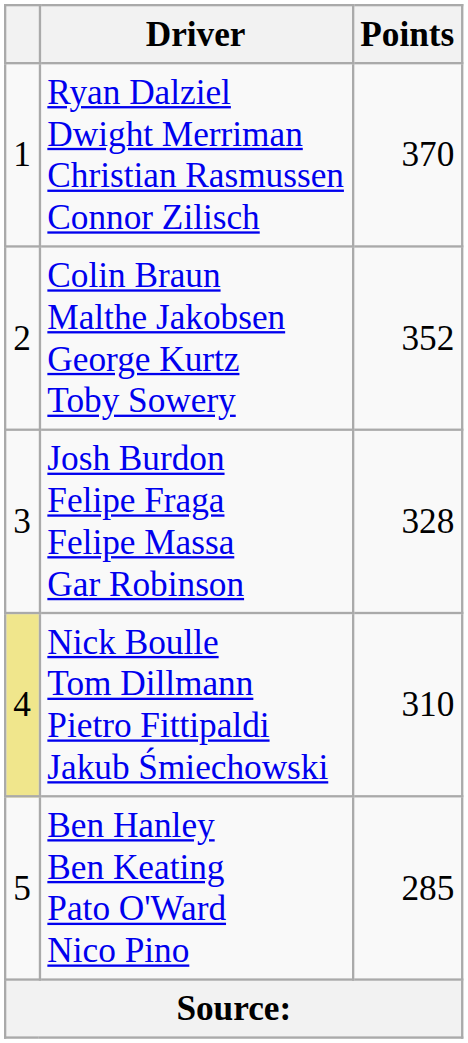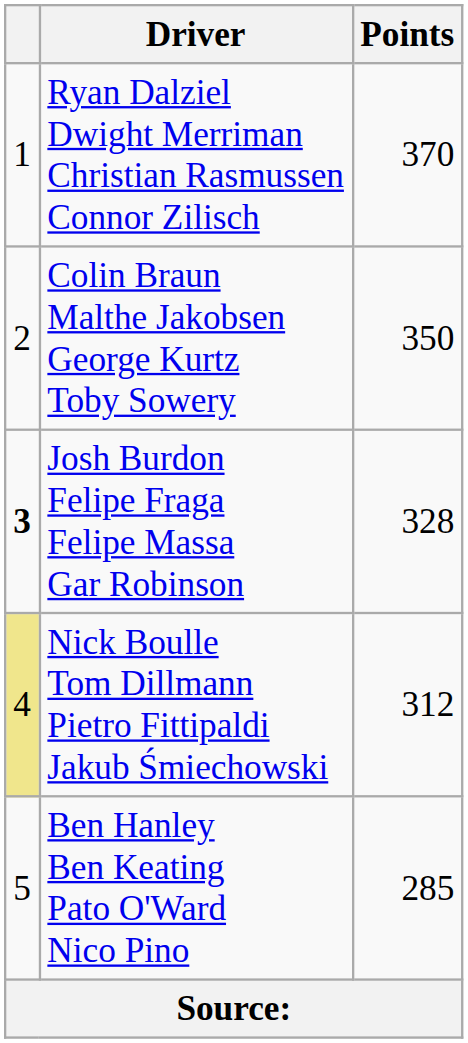(428, 337) 352 -> (428, 337) 350
(22, 521) normal -> (22, 521) bold
(428, 704) 310 -> (428, 704) 312
